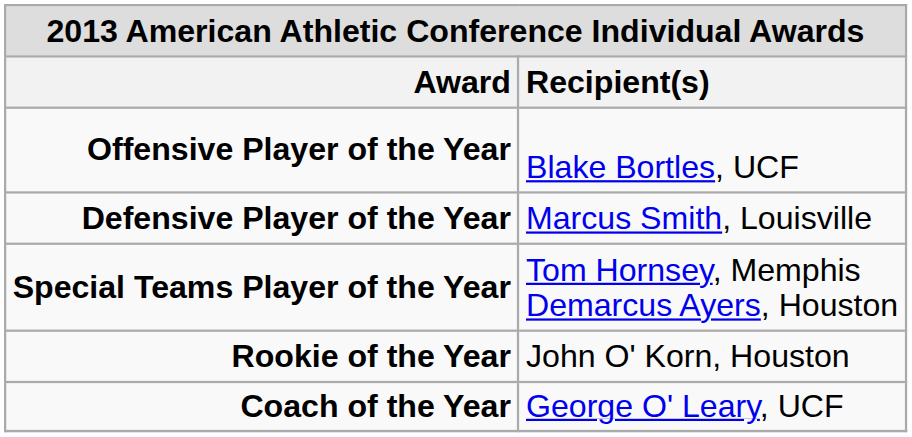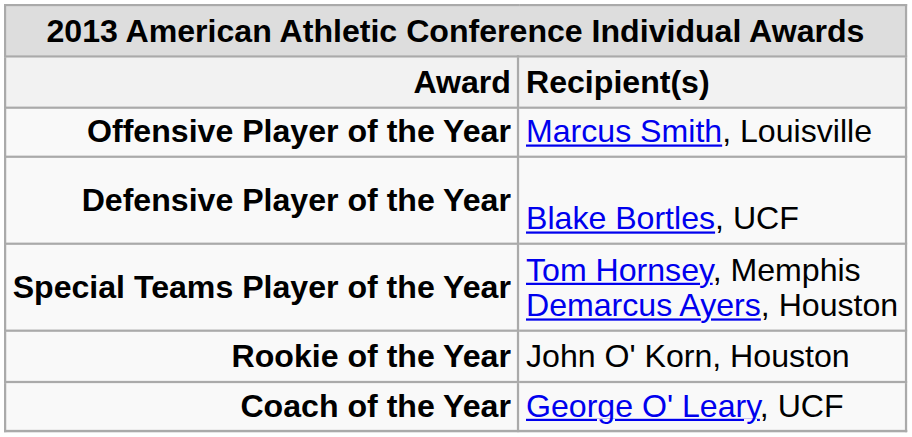(662, 168) Blake Bortles, UCF -> (699, 132) Marcus Smith, Louisville
(699, 219) Marcus Smith, Louisville -> (662, 219) Blake Bortles, UCF
